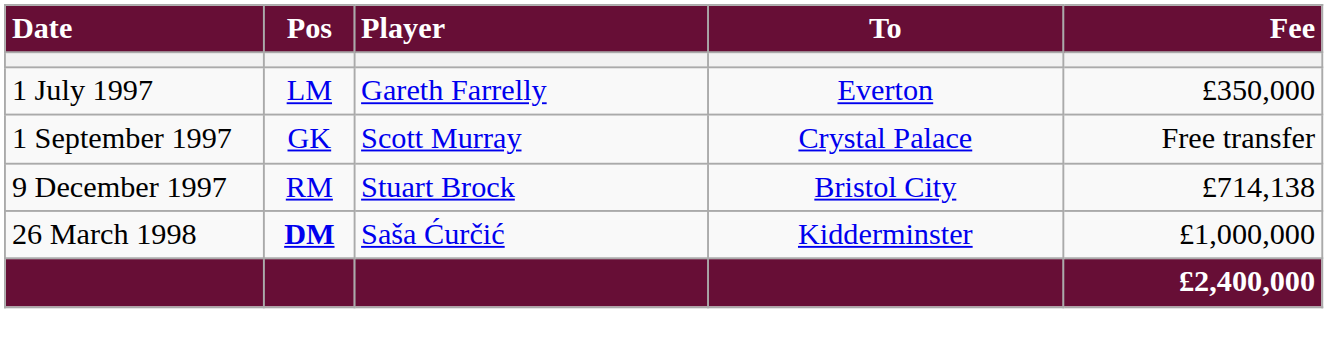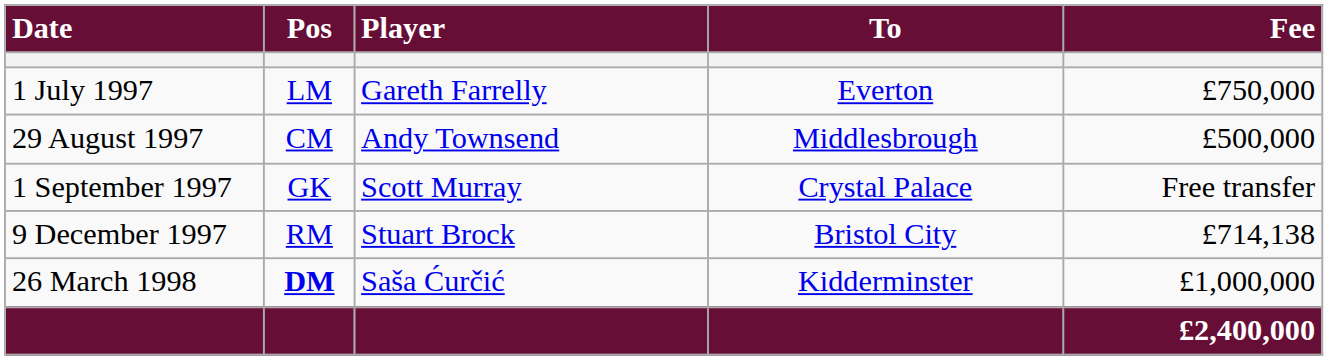(1258, 90) £350,000 -> (1258, 90) £750,000
+ row: (108, 138)
